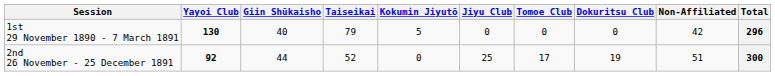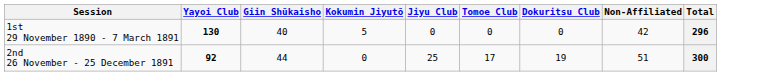- column: (350, 12)
